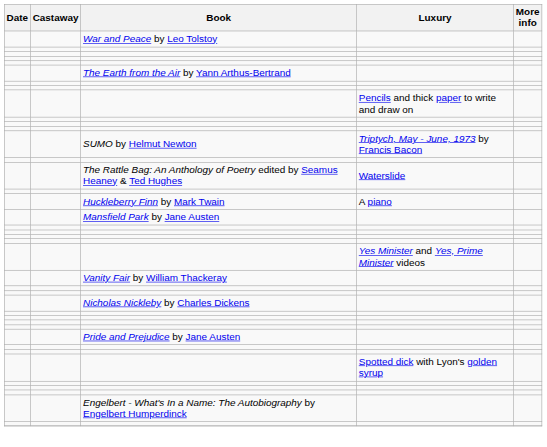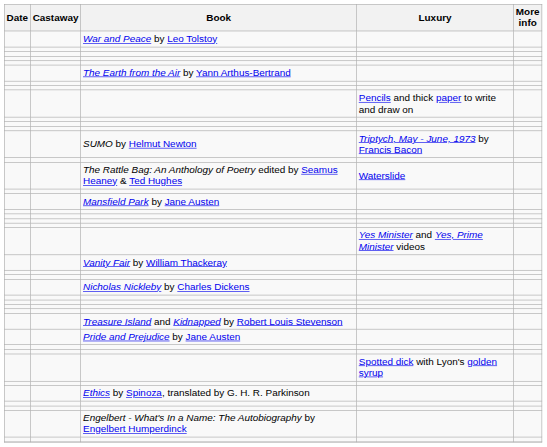- row: (154, 201)
+ row: (213, 321)
+ row: (196, 393)
